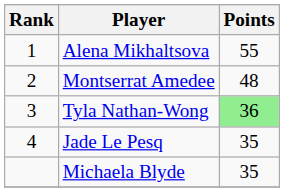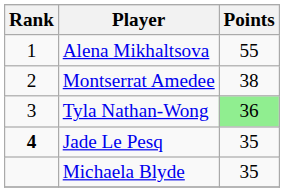(249, 80) 48 -> (249, 80) 38
(31, 141) normal -> (31, 141) bold
